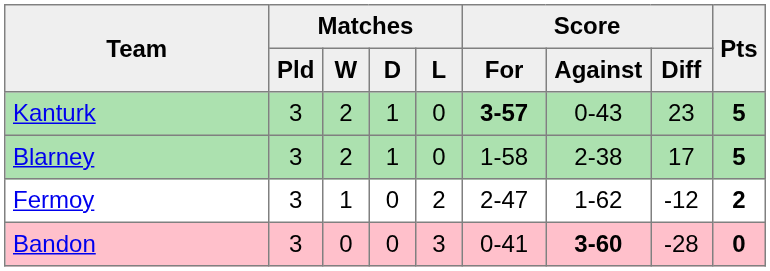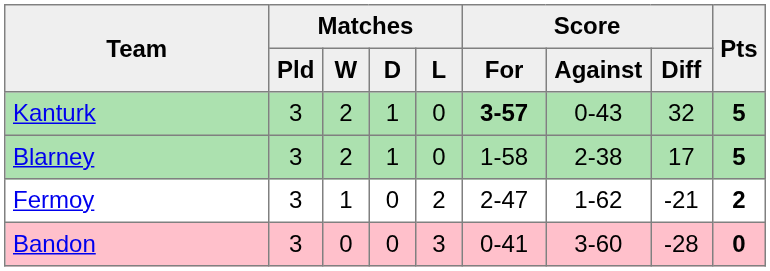(681, 113) 23 -> (681, 113) 32
(681, 200) -12 -> (681, 200) -21
(598, 243) bold -> (598, 243) normal
